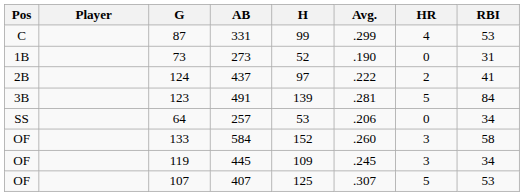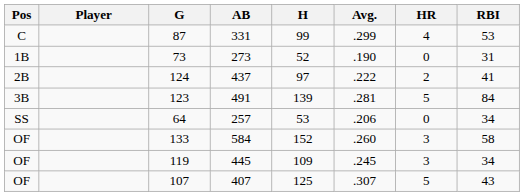(488, 181) 53 -> (488, 181) 43
